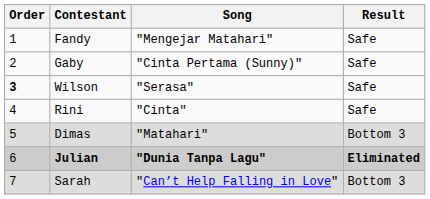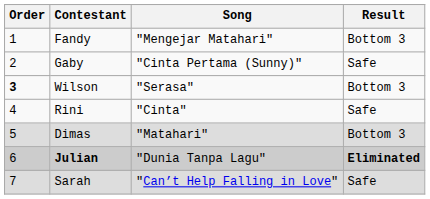(362, 40) Safe -> (377, 40) Bottom 3
(362, 87) Safe -> (377, 87) Bottom 3
(201, 158) bold -> (201, 158) normal
(377, 182) Bottom 3 -> (362, 182) Safe
